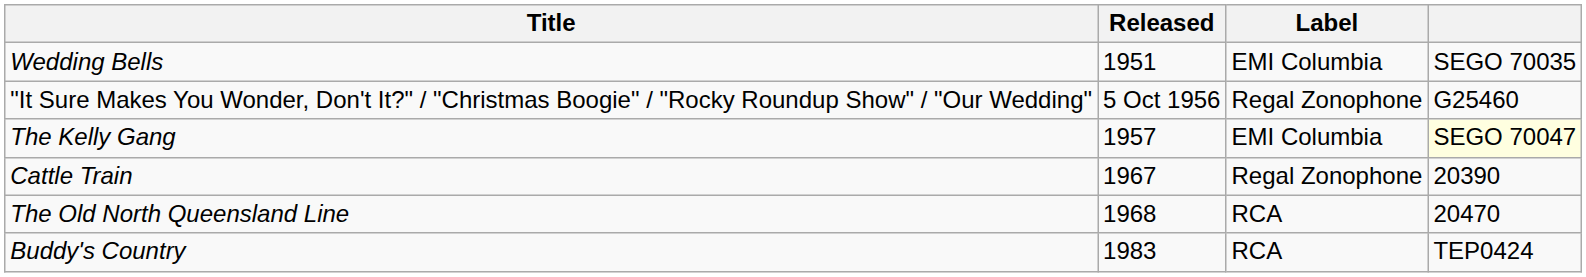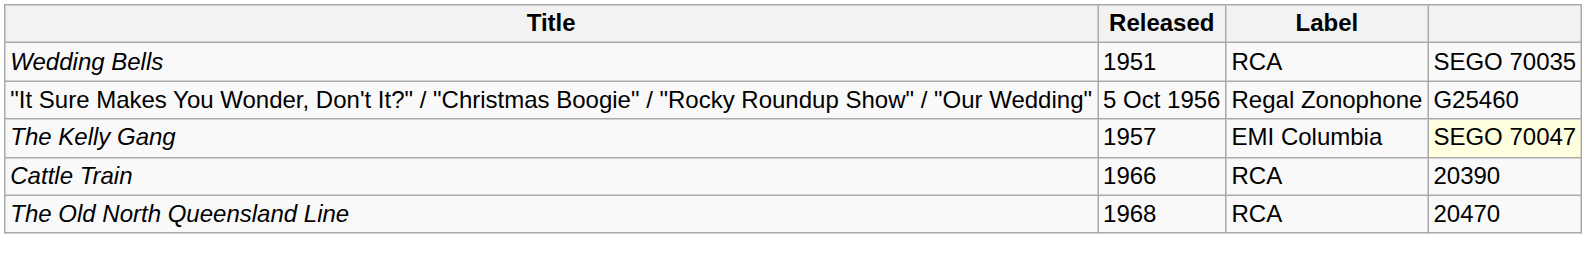(1307, 61) EMI Columbia -> (1257, 61) RCA
(1130, 175) 1967 -> (1130, 175) 1966
(1327, 175) Regal Zonophone -> (1257, 175) RCA
- row: (98, 251)
